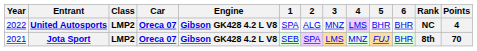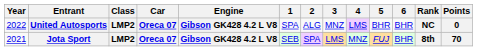(457, 25) 4 -> (457, 25) 0
